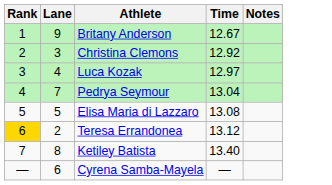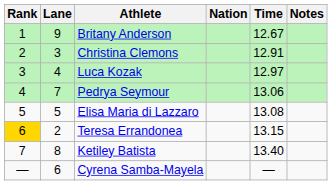+ column: (228, 14)
(225, 53) 12.92 -> (269, 53) 12.91
(225, 92) 13.04 -> (269, 92) 13.06
(225, 131) 13.12 -> (269, 131) 13.15
